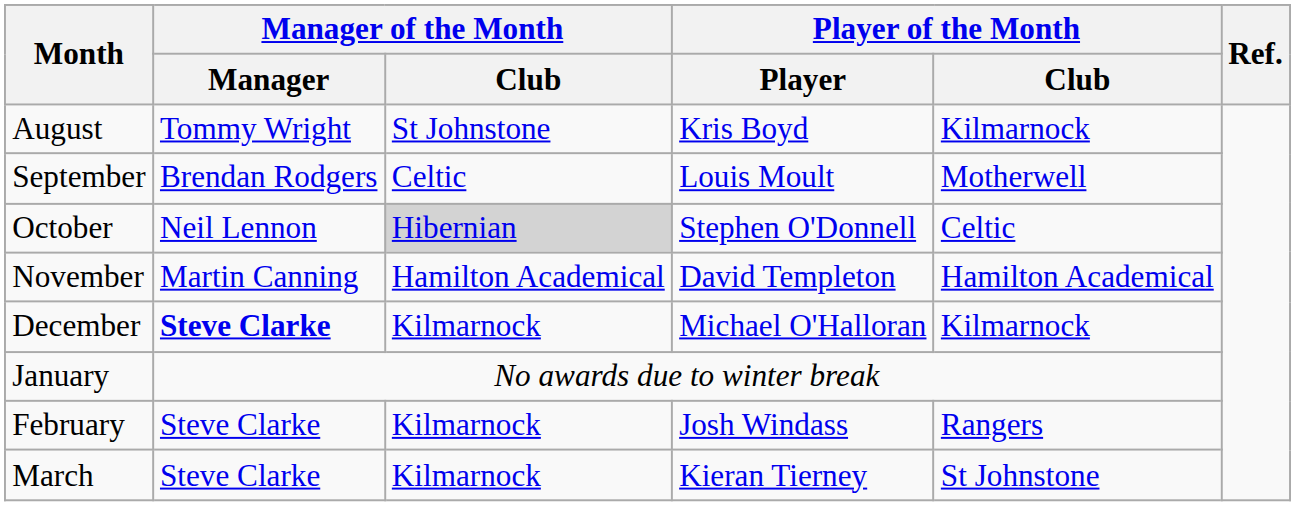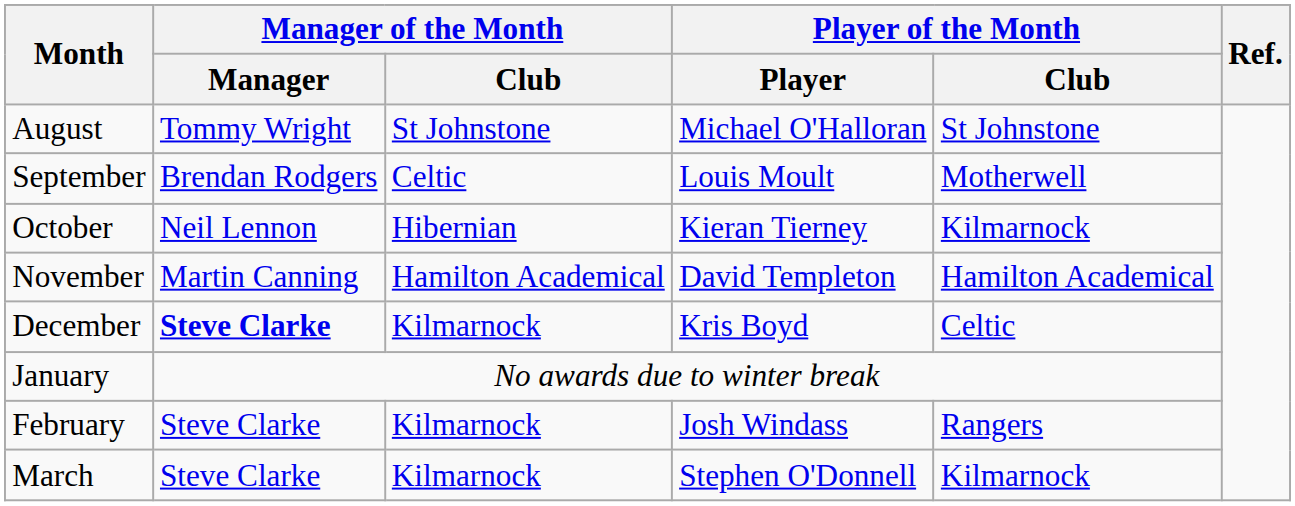(744, 128) Kris Boyd -> (803, 128) Michael O'Halloran
(1015, 128) Kilmarnock -> (1020, 128) St Johnstone
(454, 227) lightgrey background -> (454, 227) no background
(798, 227) Stephen O'Donnell -> (773, 227) Kieran Tierney
(978, 227) Celtic -> (1015, 227) Kilmarnock
(803, 326) Michael O'Halloran -> (744, 326) Kris Boyd
(1015, 326) Kilmarnock -> (978, 326) Celtic
(773, 474) Kieran Tierney -> (798, 474) Stephen O'Donnell
(1020, 474) St Johnstone -> (1015, 474) Kilmarnock
